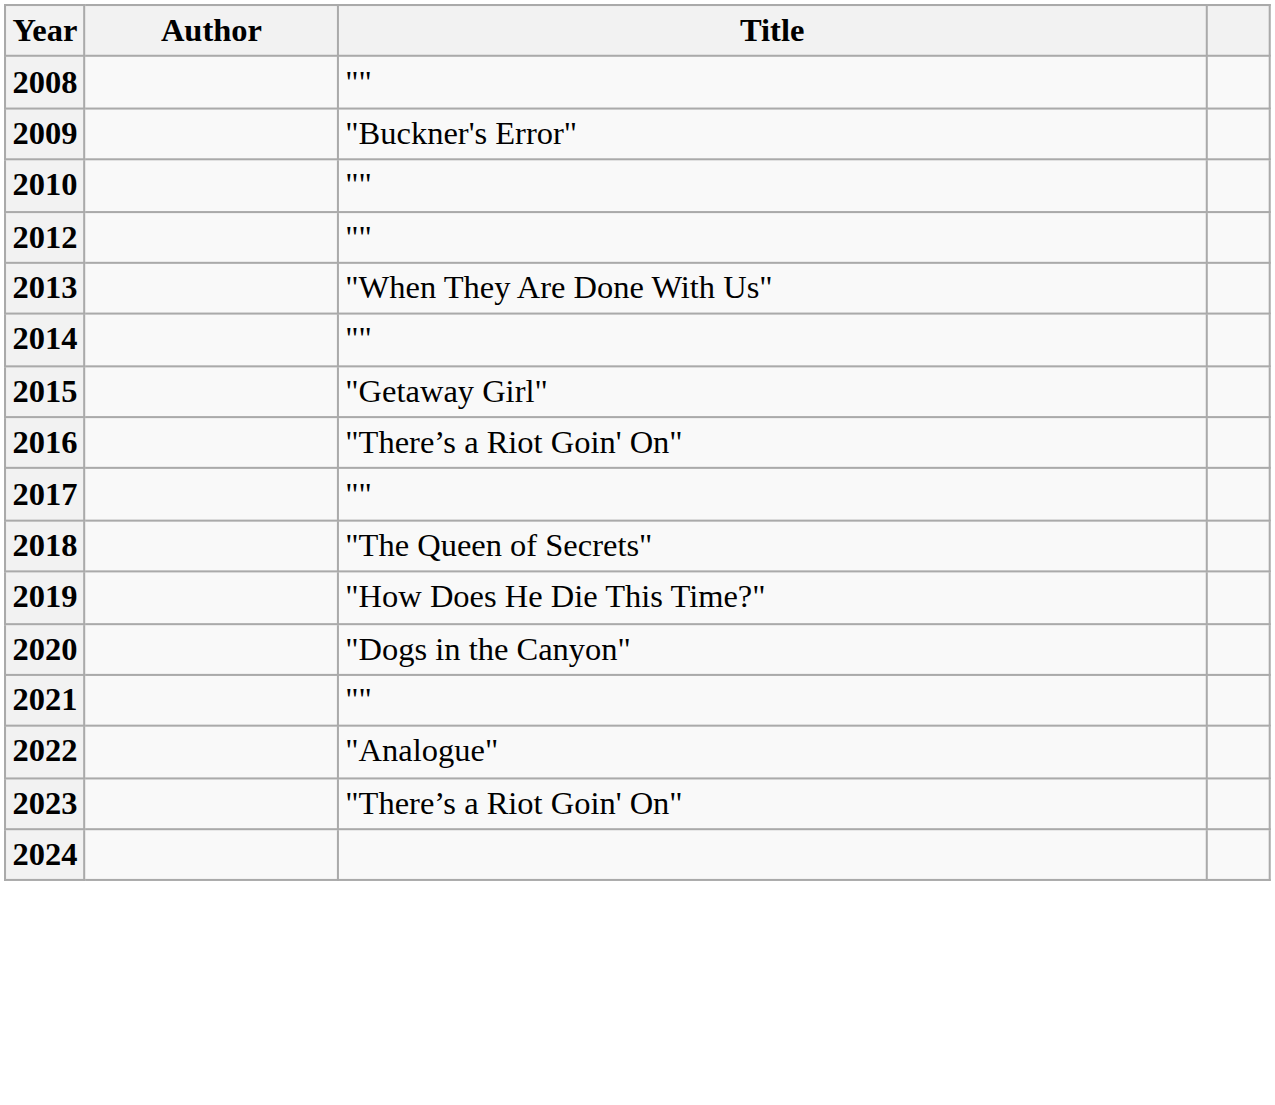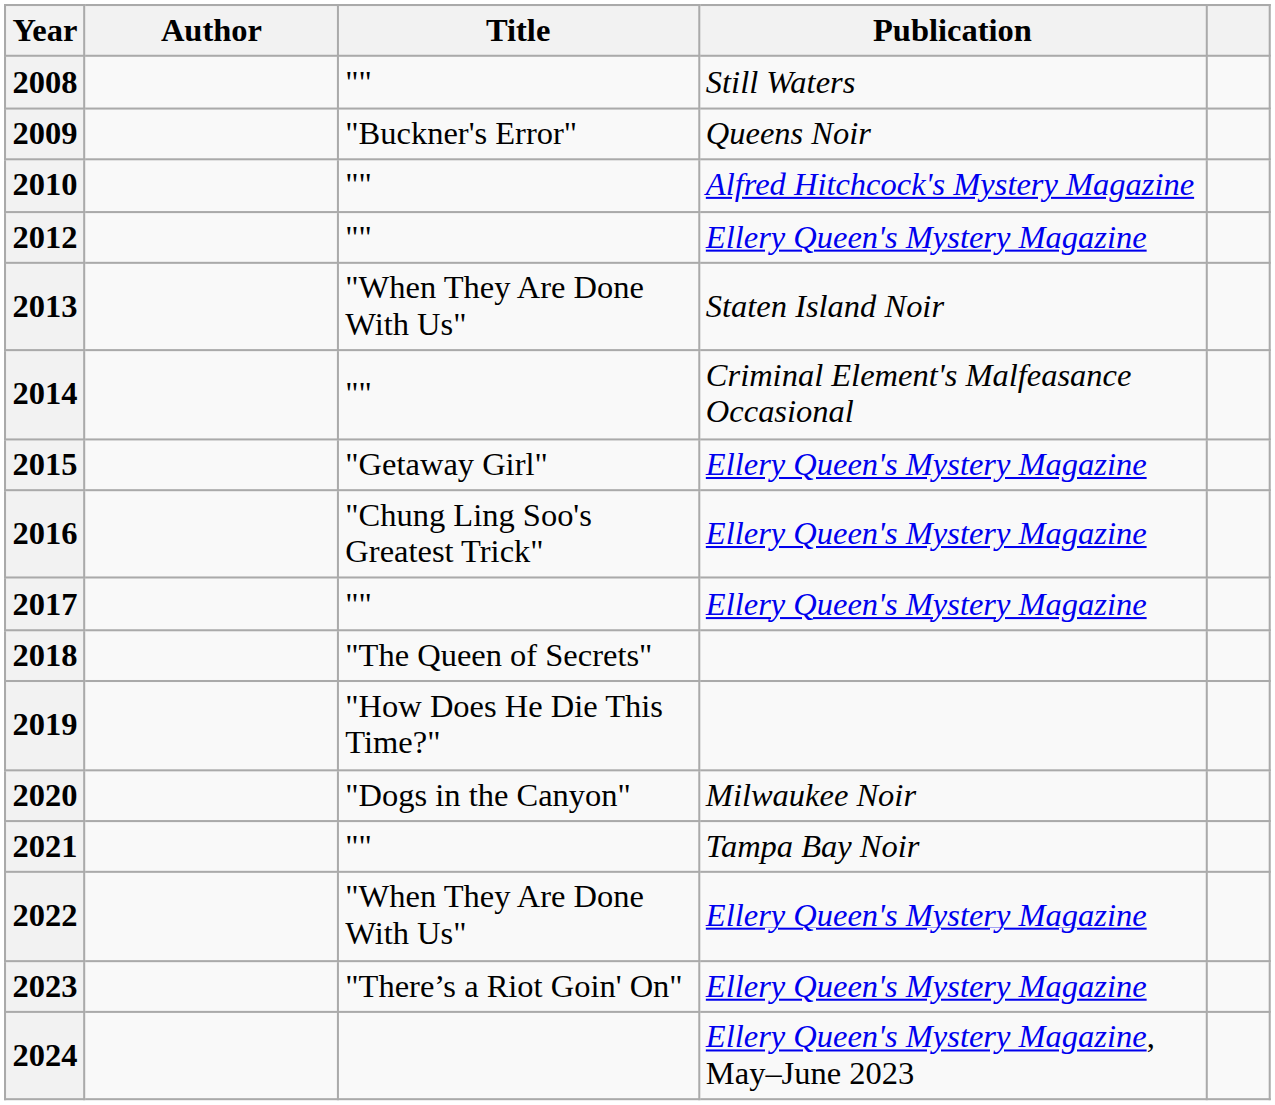+ column: (952, 30)
(514, 442) "There’s a Riot Goin' On" -> (469, 533) "Chung Ling Soo's Greatest Trick"
(422, 751) "Analogue" -> (495, 915) "When They Are Done With Us"
